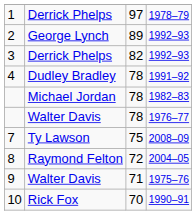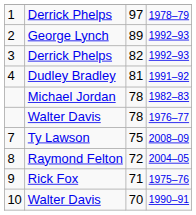(136, 76) 78 -> (136, 76) 81
(64, 179) Walter Davis -> (53, 179) Rick Fox
(53, 199) Rick Fox -> (64, 199) Walter Davis
